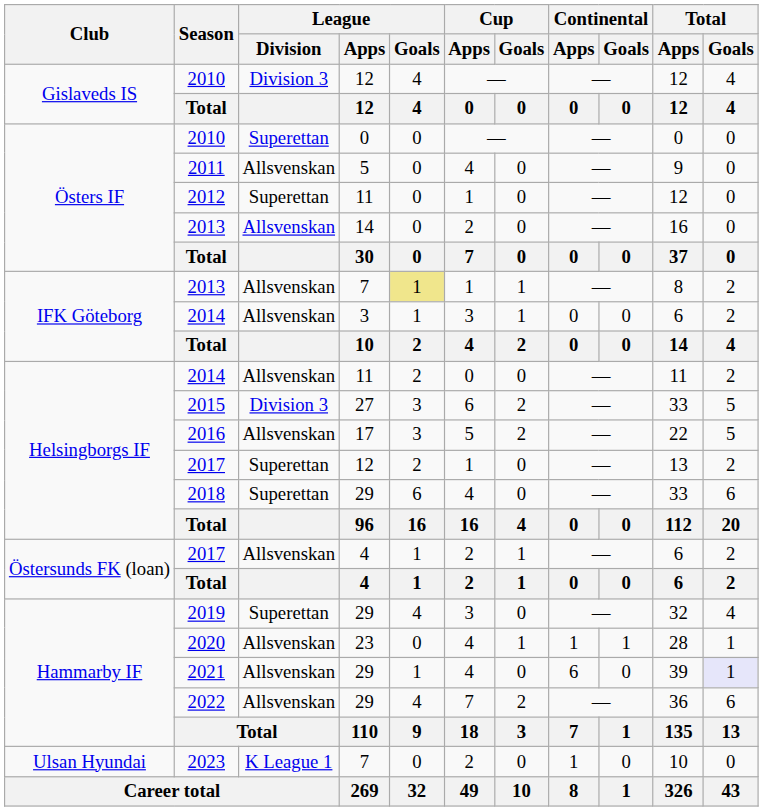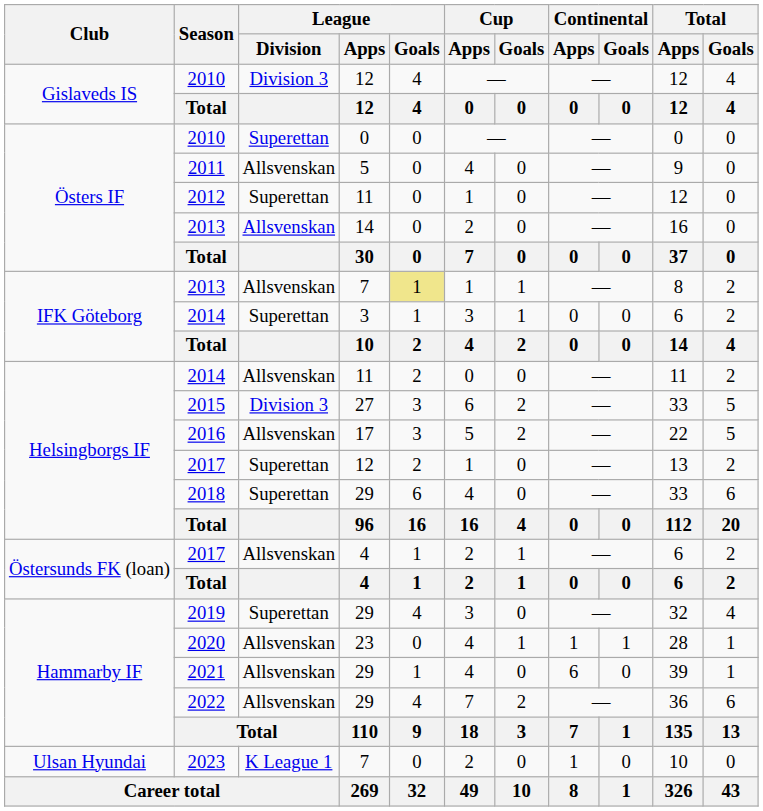(289, 316) Allsvenskan -> (289, 316) Superettan
(731, 672) lavender background -> (731, 672) no background
